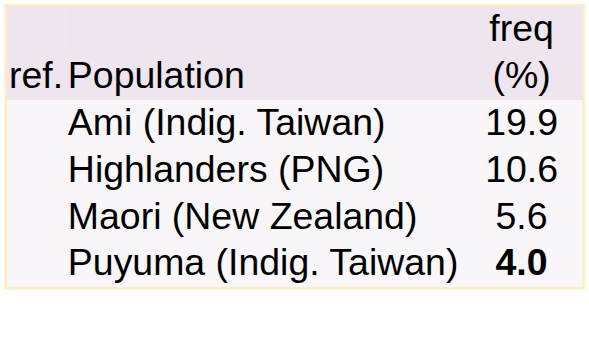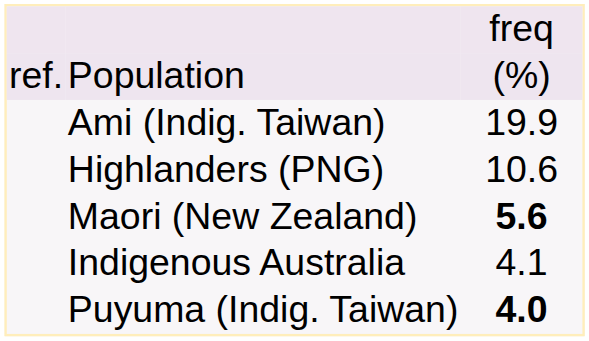(522, 216) normal -> (522, 216) bold
+ row: (236, 263)
